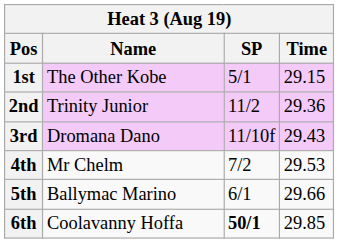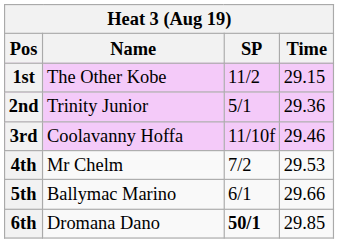(240, 77) 5/1 -> (244, 77) 11/2
(244, 106) 11/2 -> (240, 106) 5/1
(103, 135) Dromana Dano -> (115, 135) Coolavanny Hoffa
(304, 135) 29.43 -> (304, 135) 29.46
(115, 223) Coolavanny Hoffa -> (103, 223) Dromana Dano
